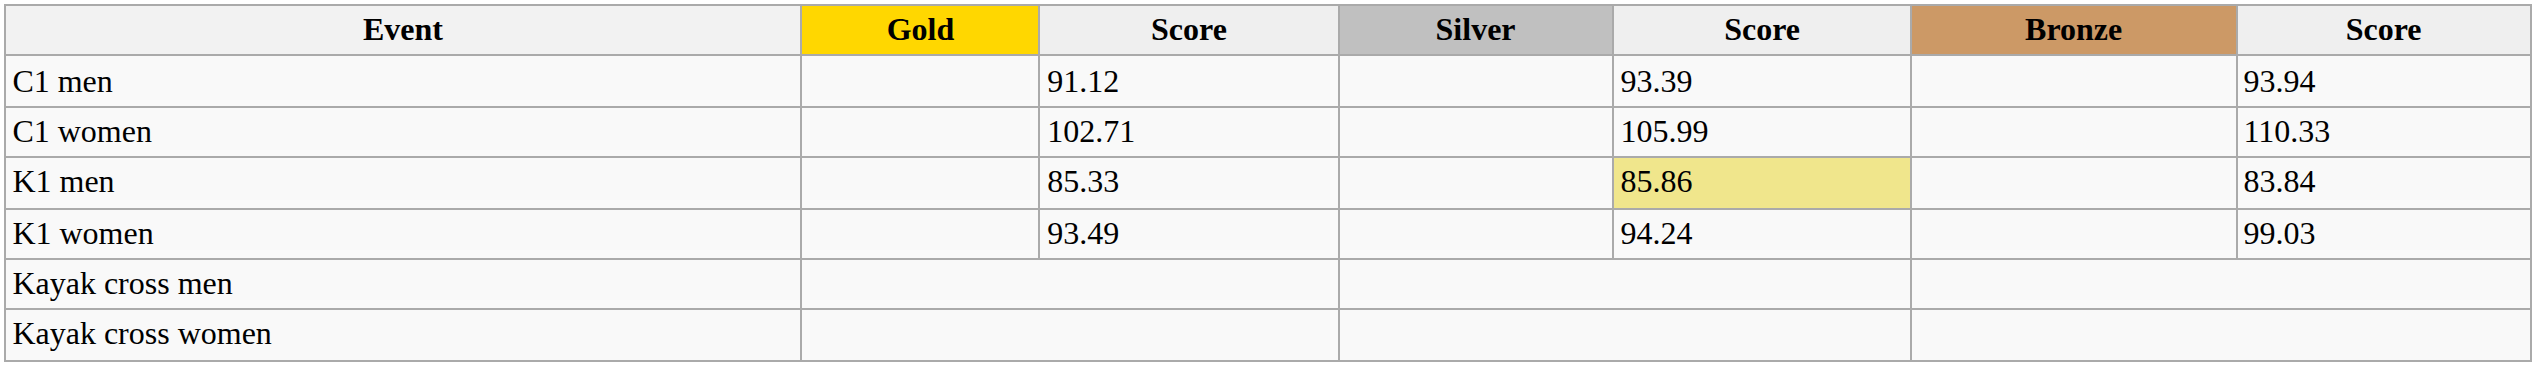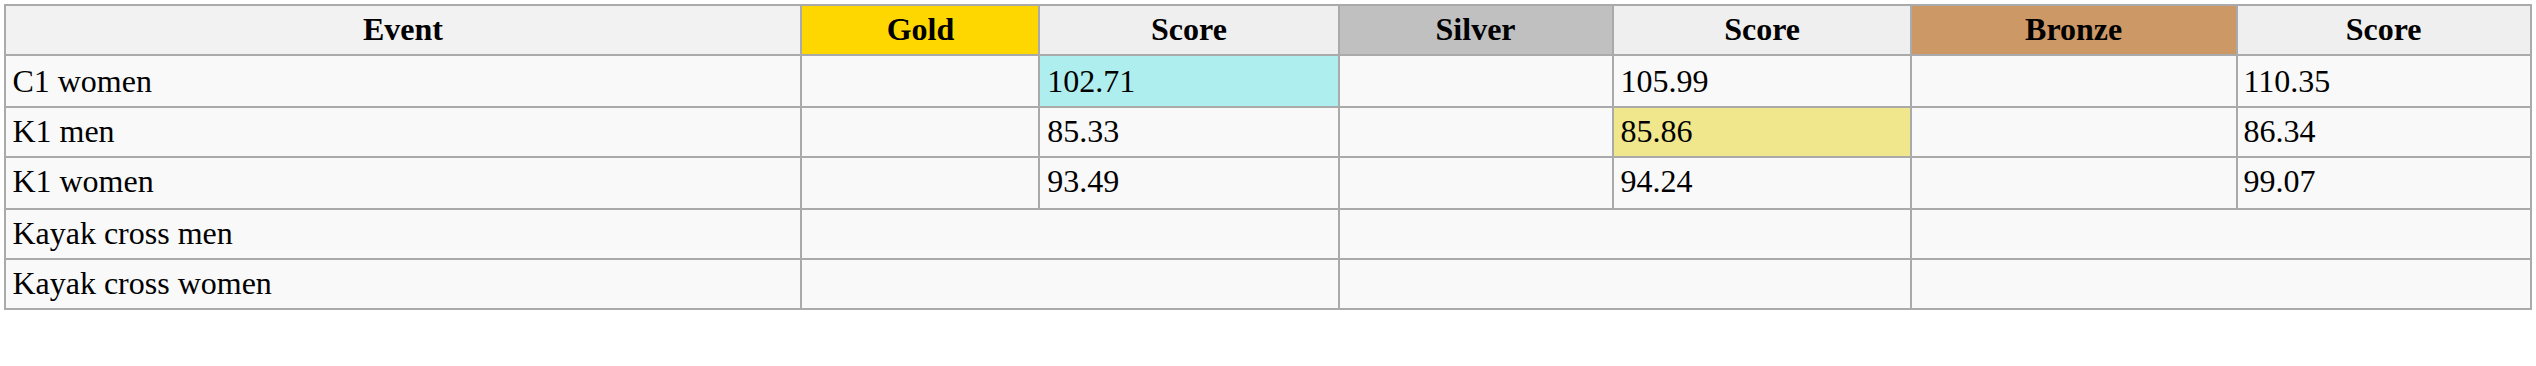- row: (63, 80)
(1091, 131) no background -> (1091, 80) paleturquoise background
(2287, 131) 110.33 -> (2287, 80) 110.35
(2280, 182) 83.84 -> (2280, 131) 86.34
(2280, 232) 99.03 -> (2280, 182) 99.07
